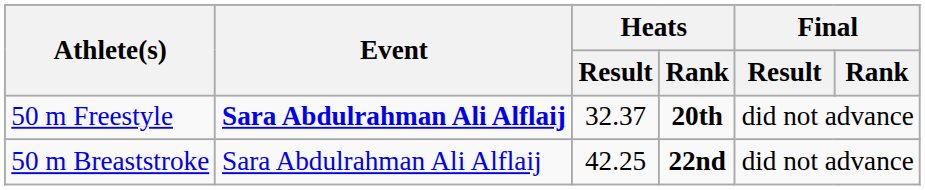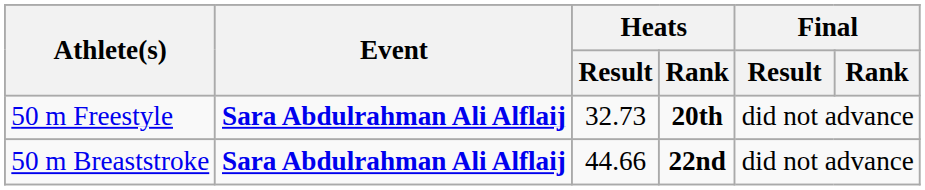(616, 117) 32.37 -> (616, 117) 32.73
(382, 161) normal -> (394, 161) bold
(616, 161) 42.25 -> (616, 161) 44.66
